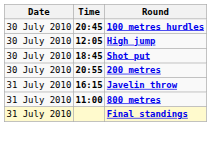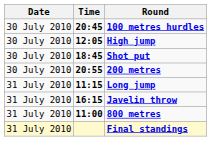+ row: (131, 85)
